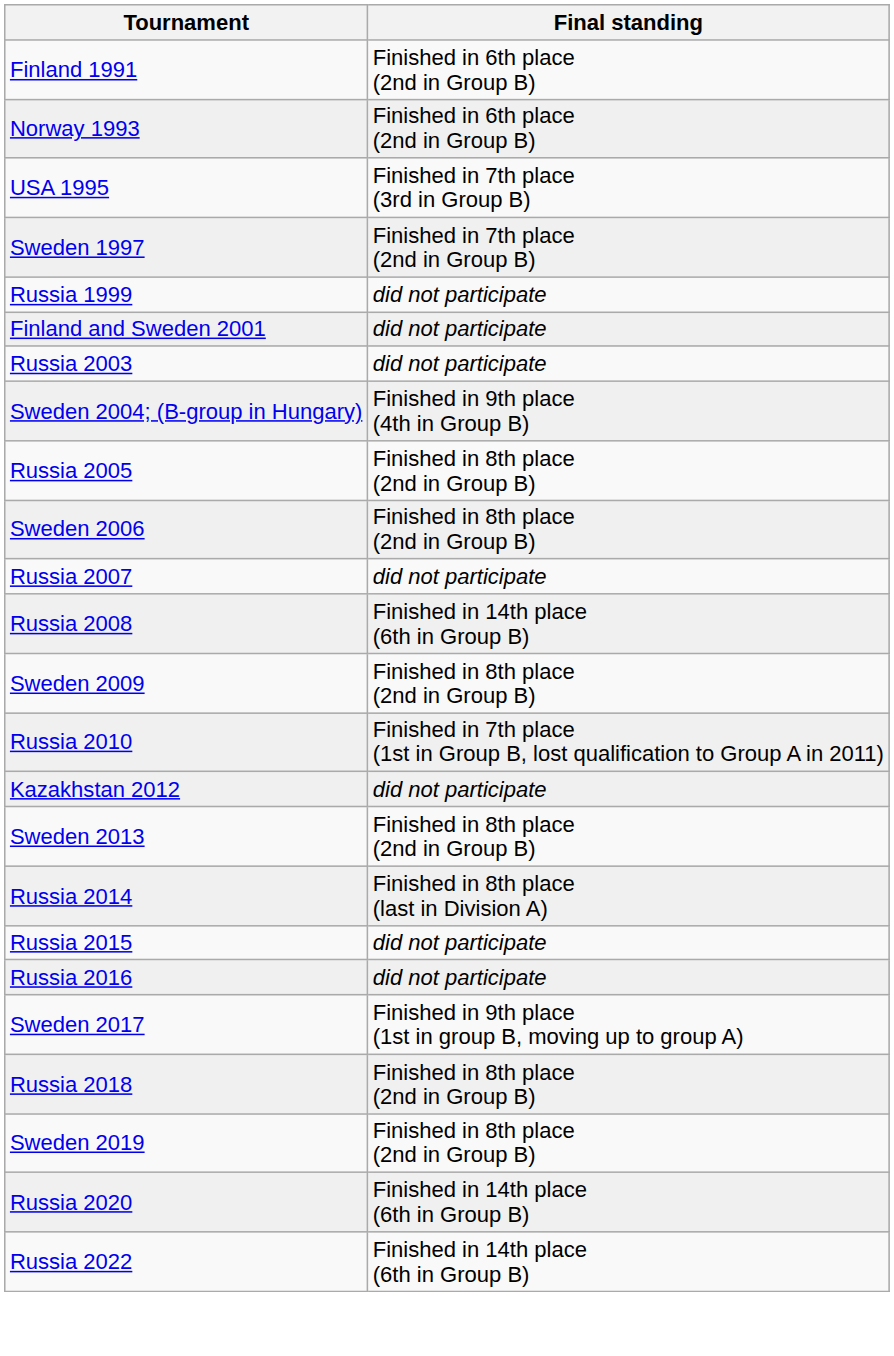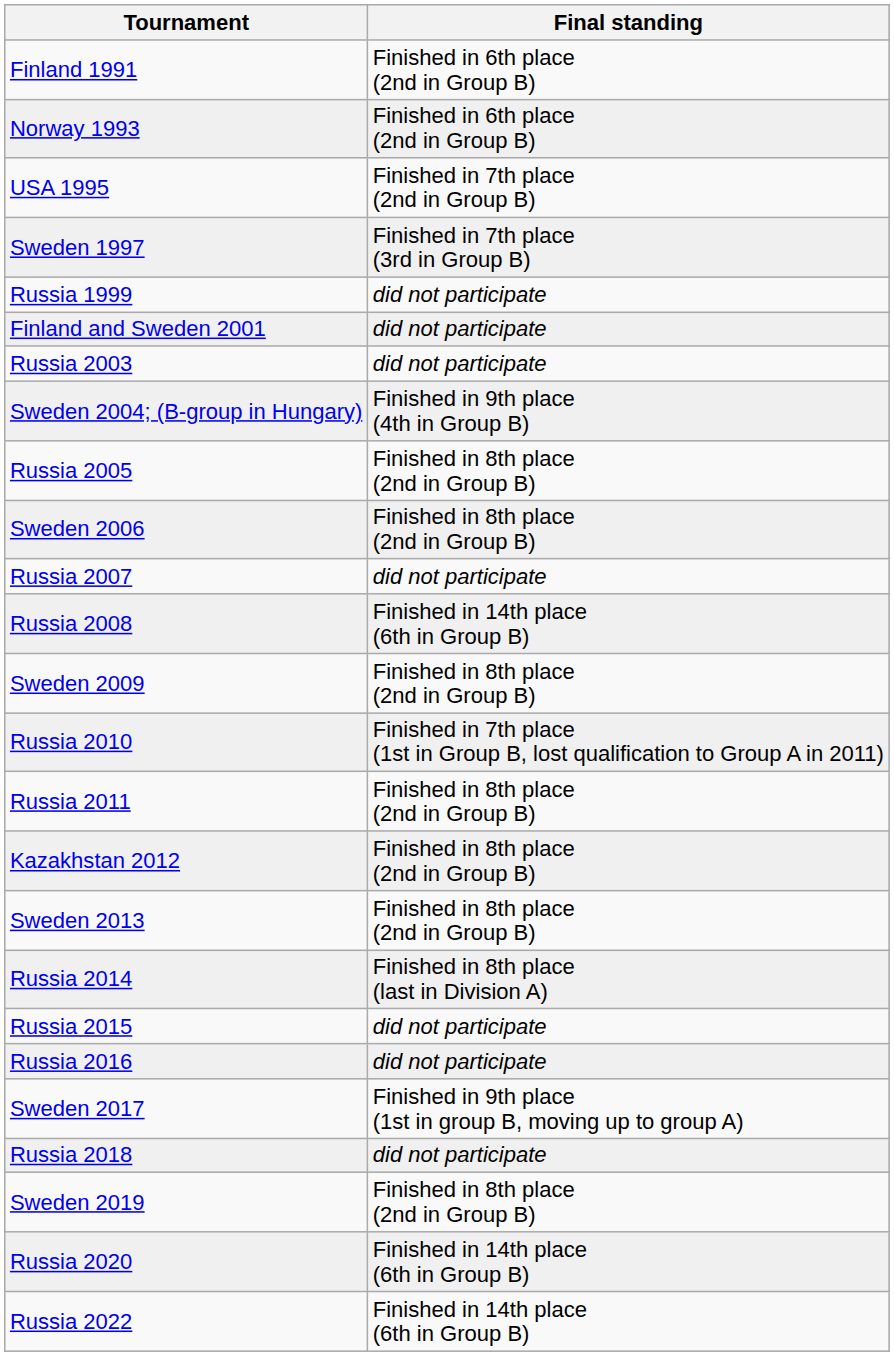(474, 188) Finished in 7th place (3rd in Group B) -> (474, 188) Finished in 7th place (2nd in Group B)
(474, 247) Finished in 7th place (2nd in Group B) -> (474, 247) Finished in 7th place (3rd in Group B)
+ row: (70, 802)
(460, 789) did not participate -> (474, 861) Finished in 8th place (2nd in Group B)
(474, 1084) Finished in 8th place (2nd in Group B) -> (460, 1156) did not participate
